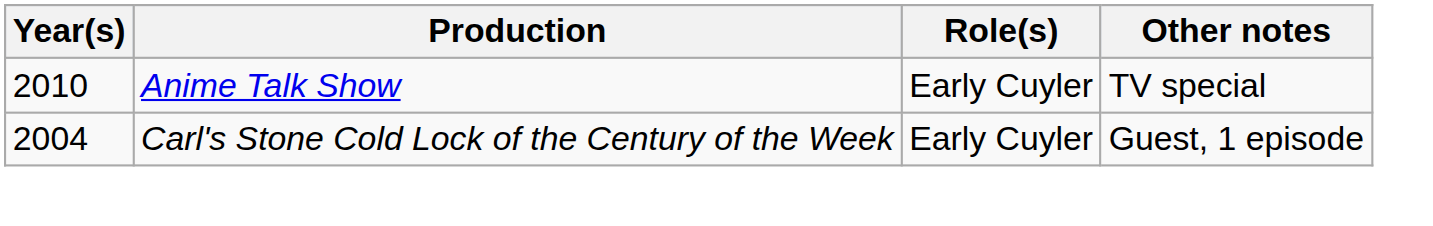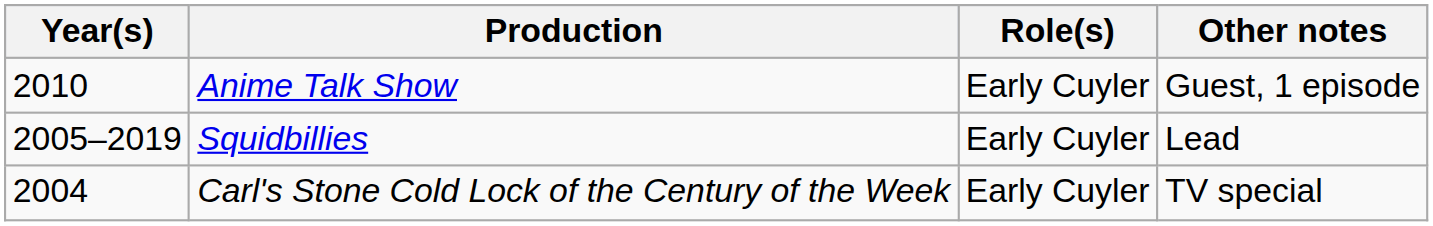(1187, 84) TV special -> (1293, 84) Guest, 1 episode
+ row: (283, 138)
(1236, 138) Guest, 1 episode -> (1244, 191) TV special
